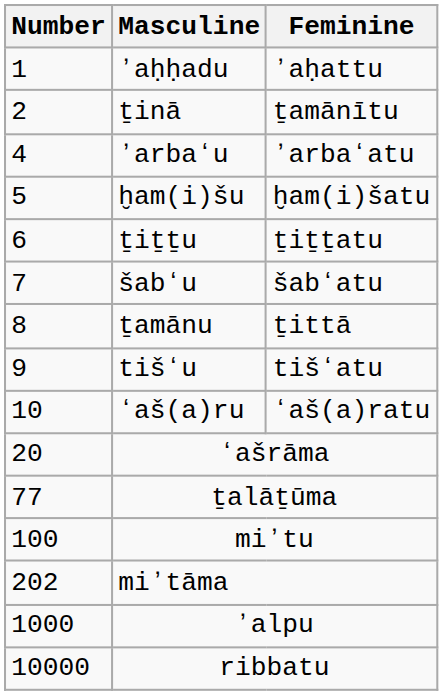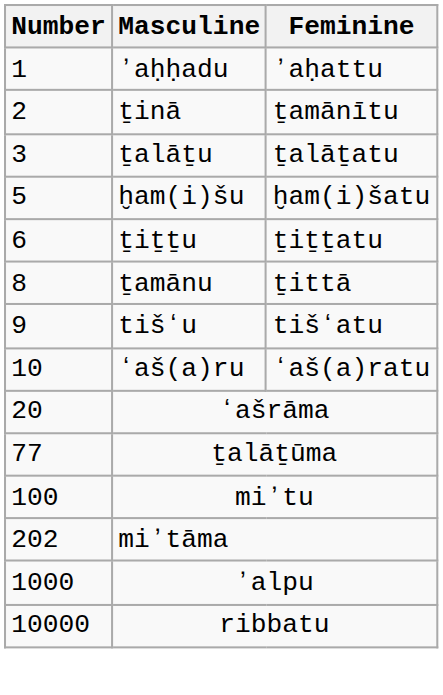+ row: (166, 155)
- row: (173, 155)
- row: (158, 283)
